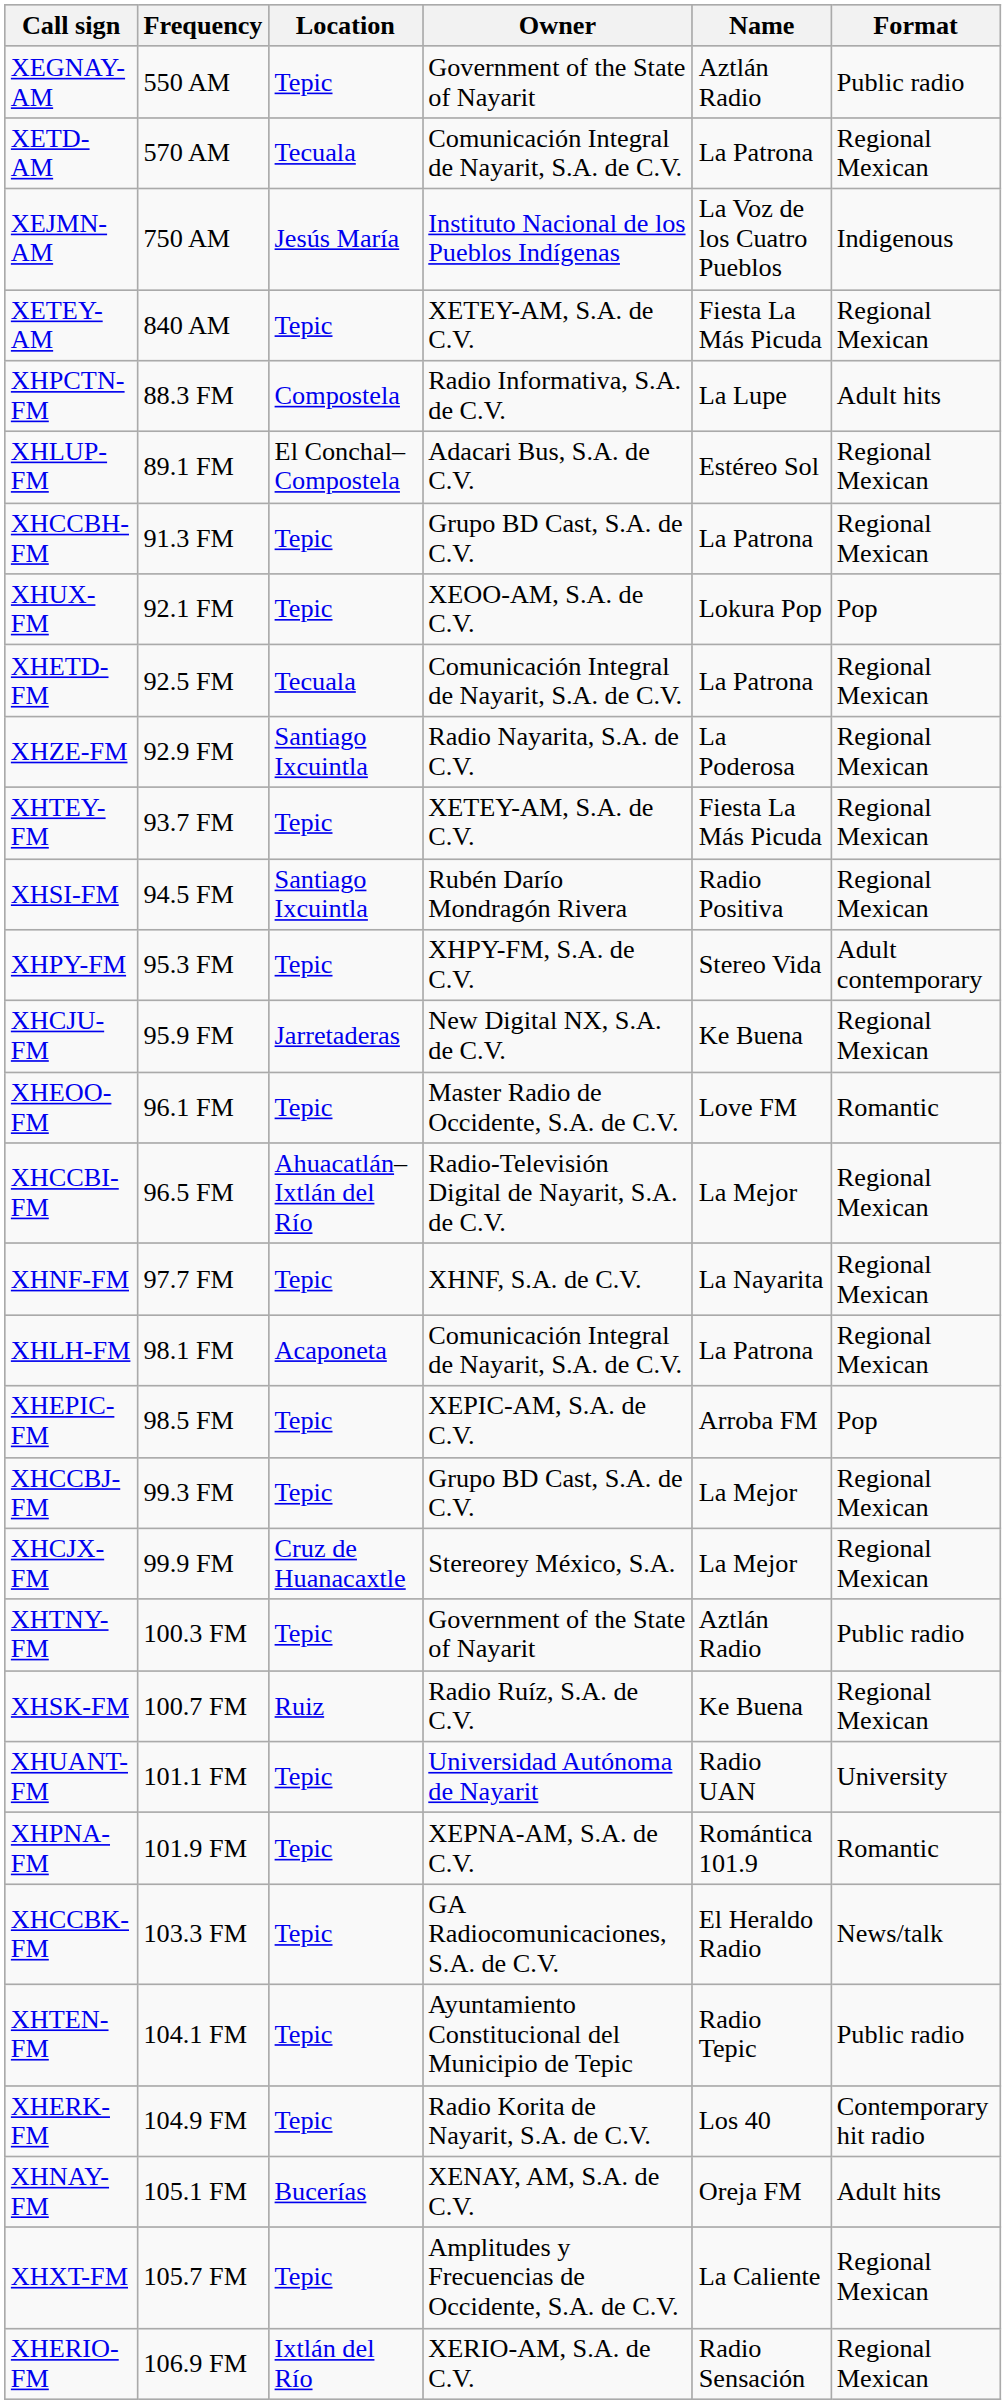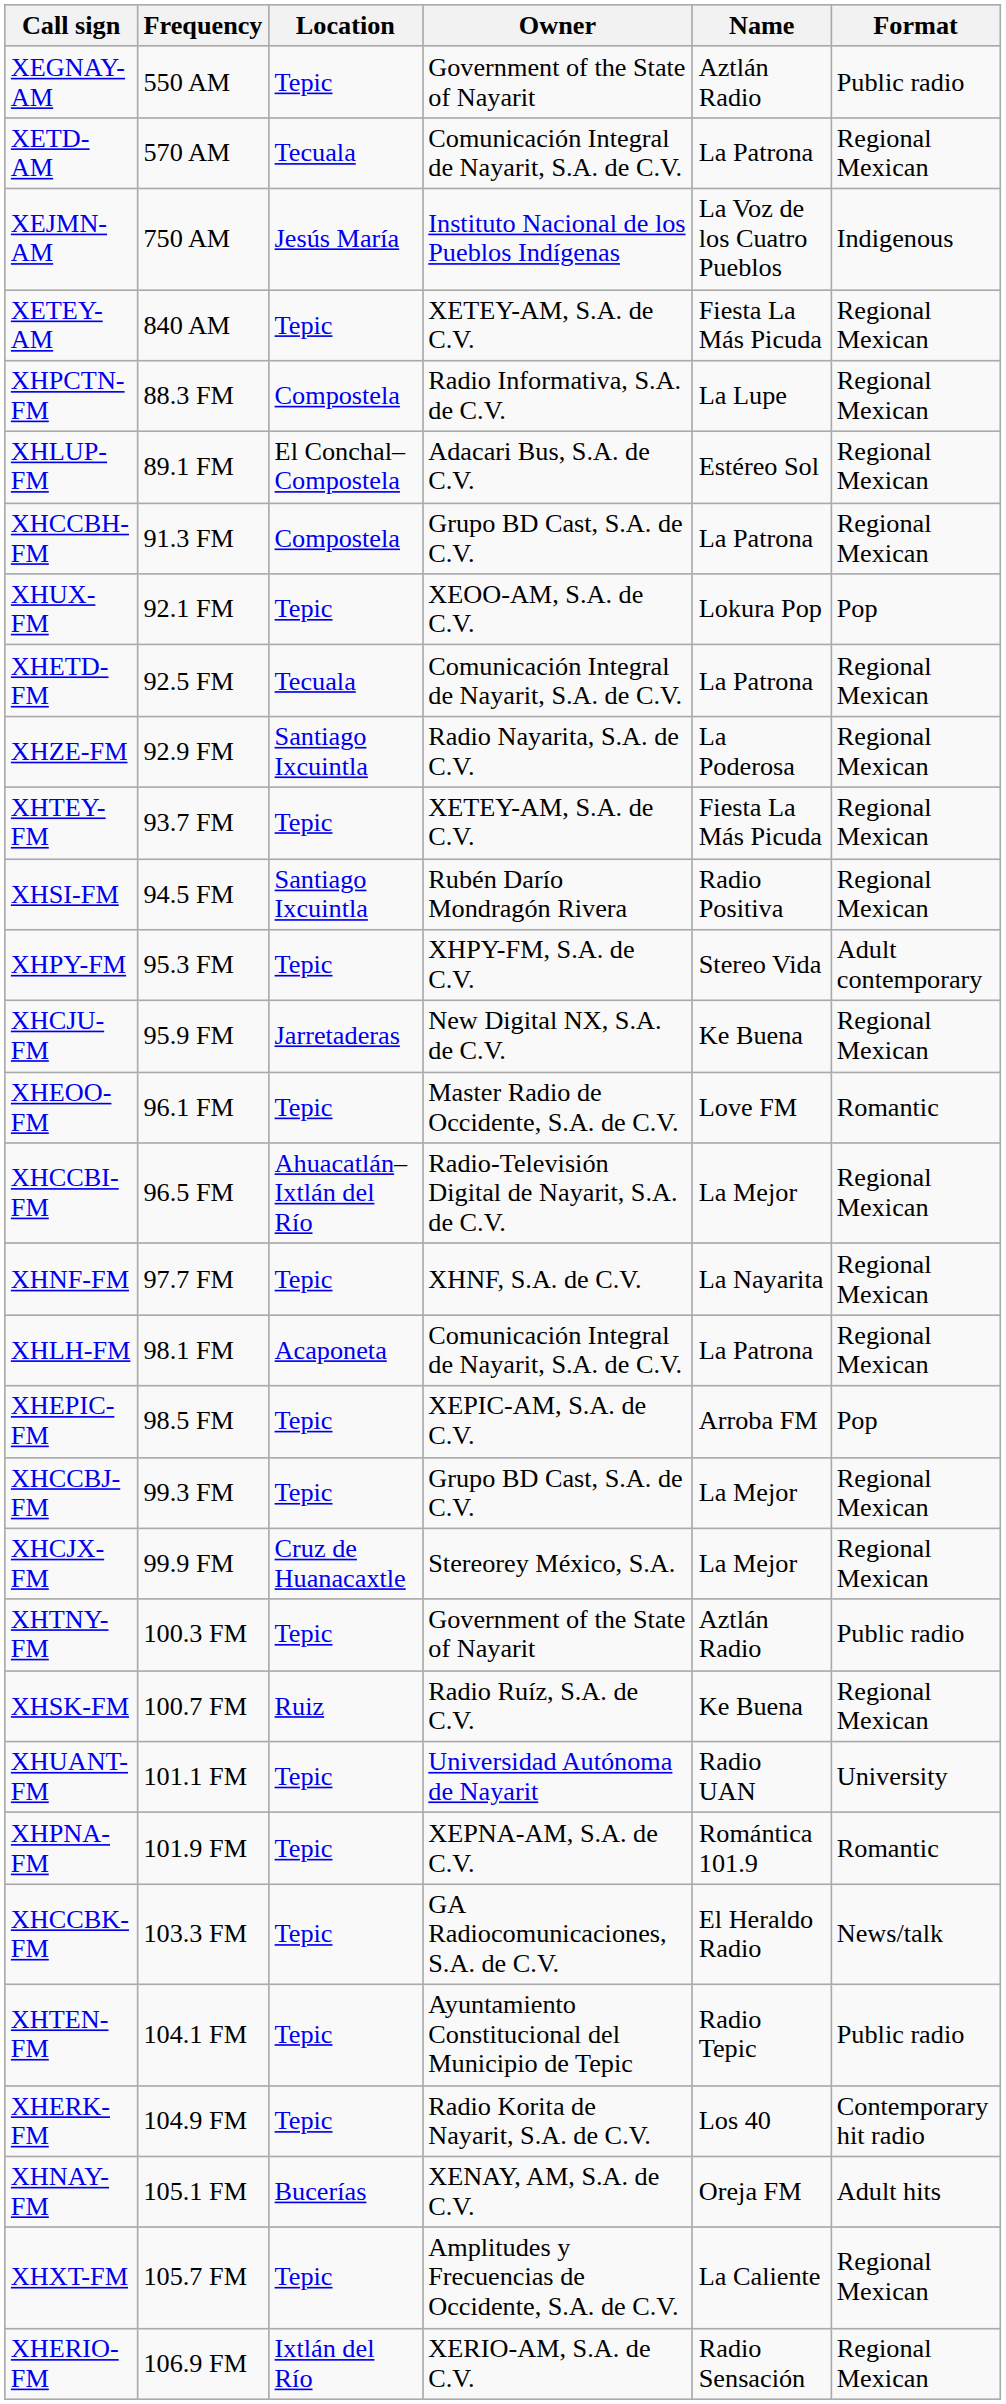(889, 395) Adult hits -> (884, 395) Regional Mexican
(304, 538) Tepic -> (337, 538) Compostela
